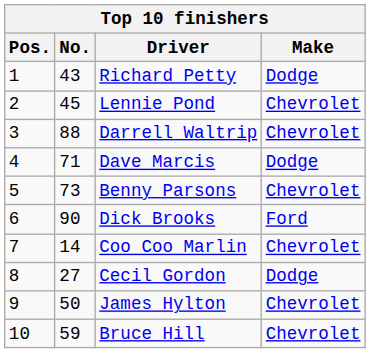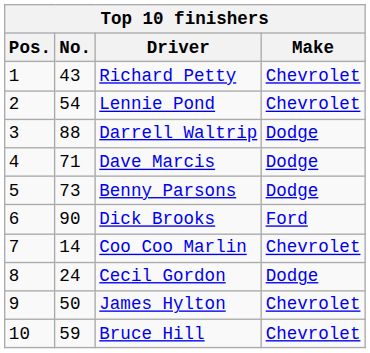(292, 76) Dodge -> (313, 76) Chevrolet
(70, 105) 45 -> (70, 105) 54
(313, 133) Chevrolet -> (292, 133) Dodge
(313, 191) Chevrolet -> (292, 191) Dodge
(70, 276) 27 -> (70, 276) 24
